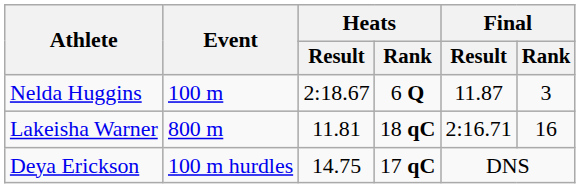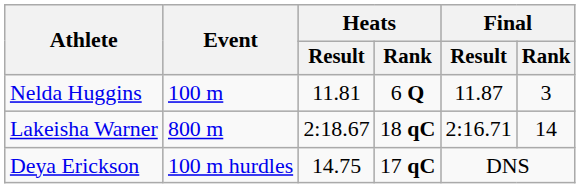(337, 93) 2:18.67 -> (337, 93) 11.81
(337, 129) 11.81 -> (337, 129) 2:18.67
(546, 129) 16 -> (546, 129) 14
